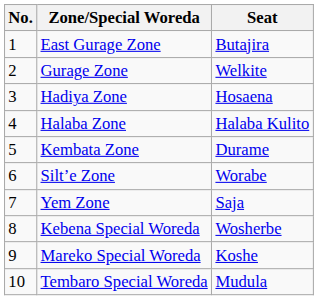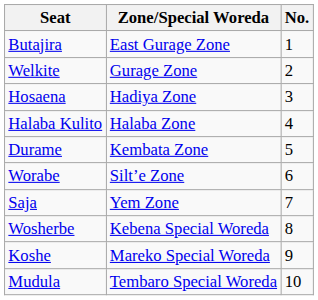columns swapped: (21, 17) <-> (262, 17)
